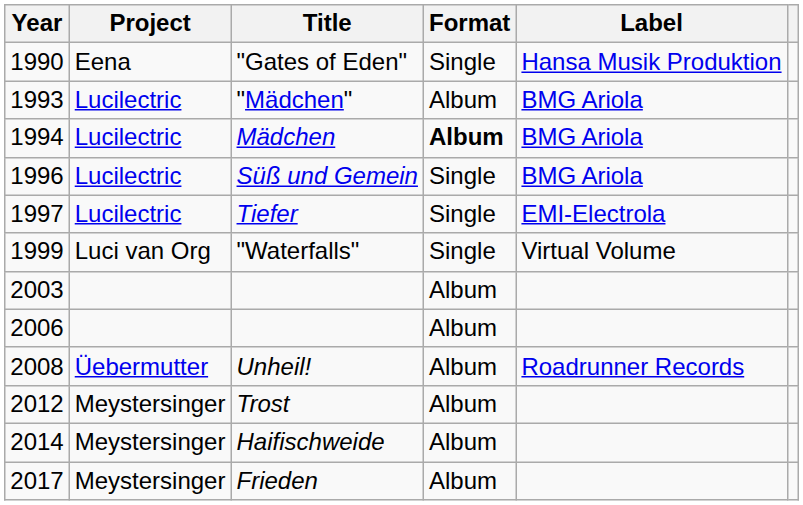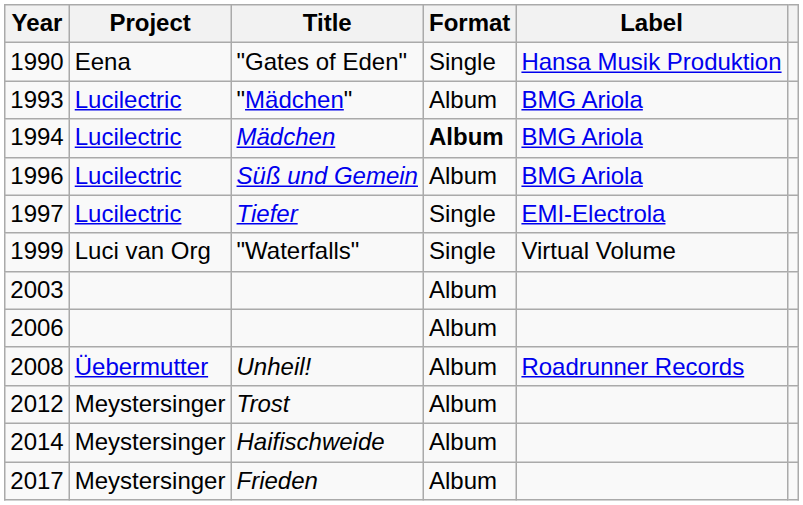(462, 175) Single -> (463, 175) Album
